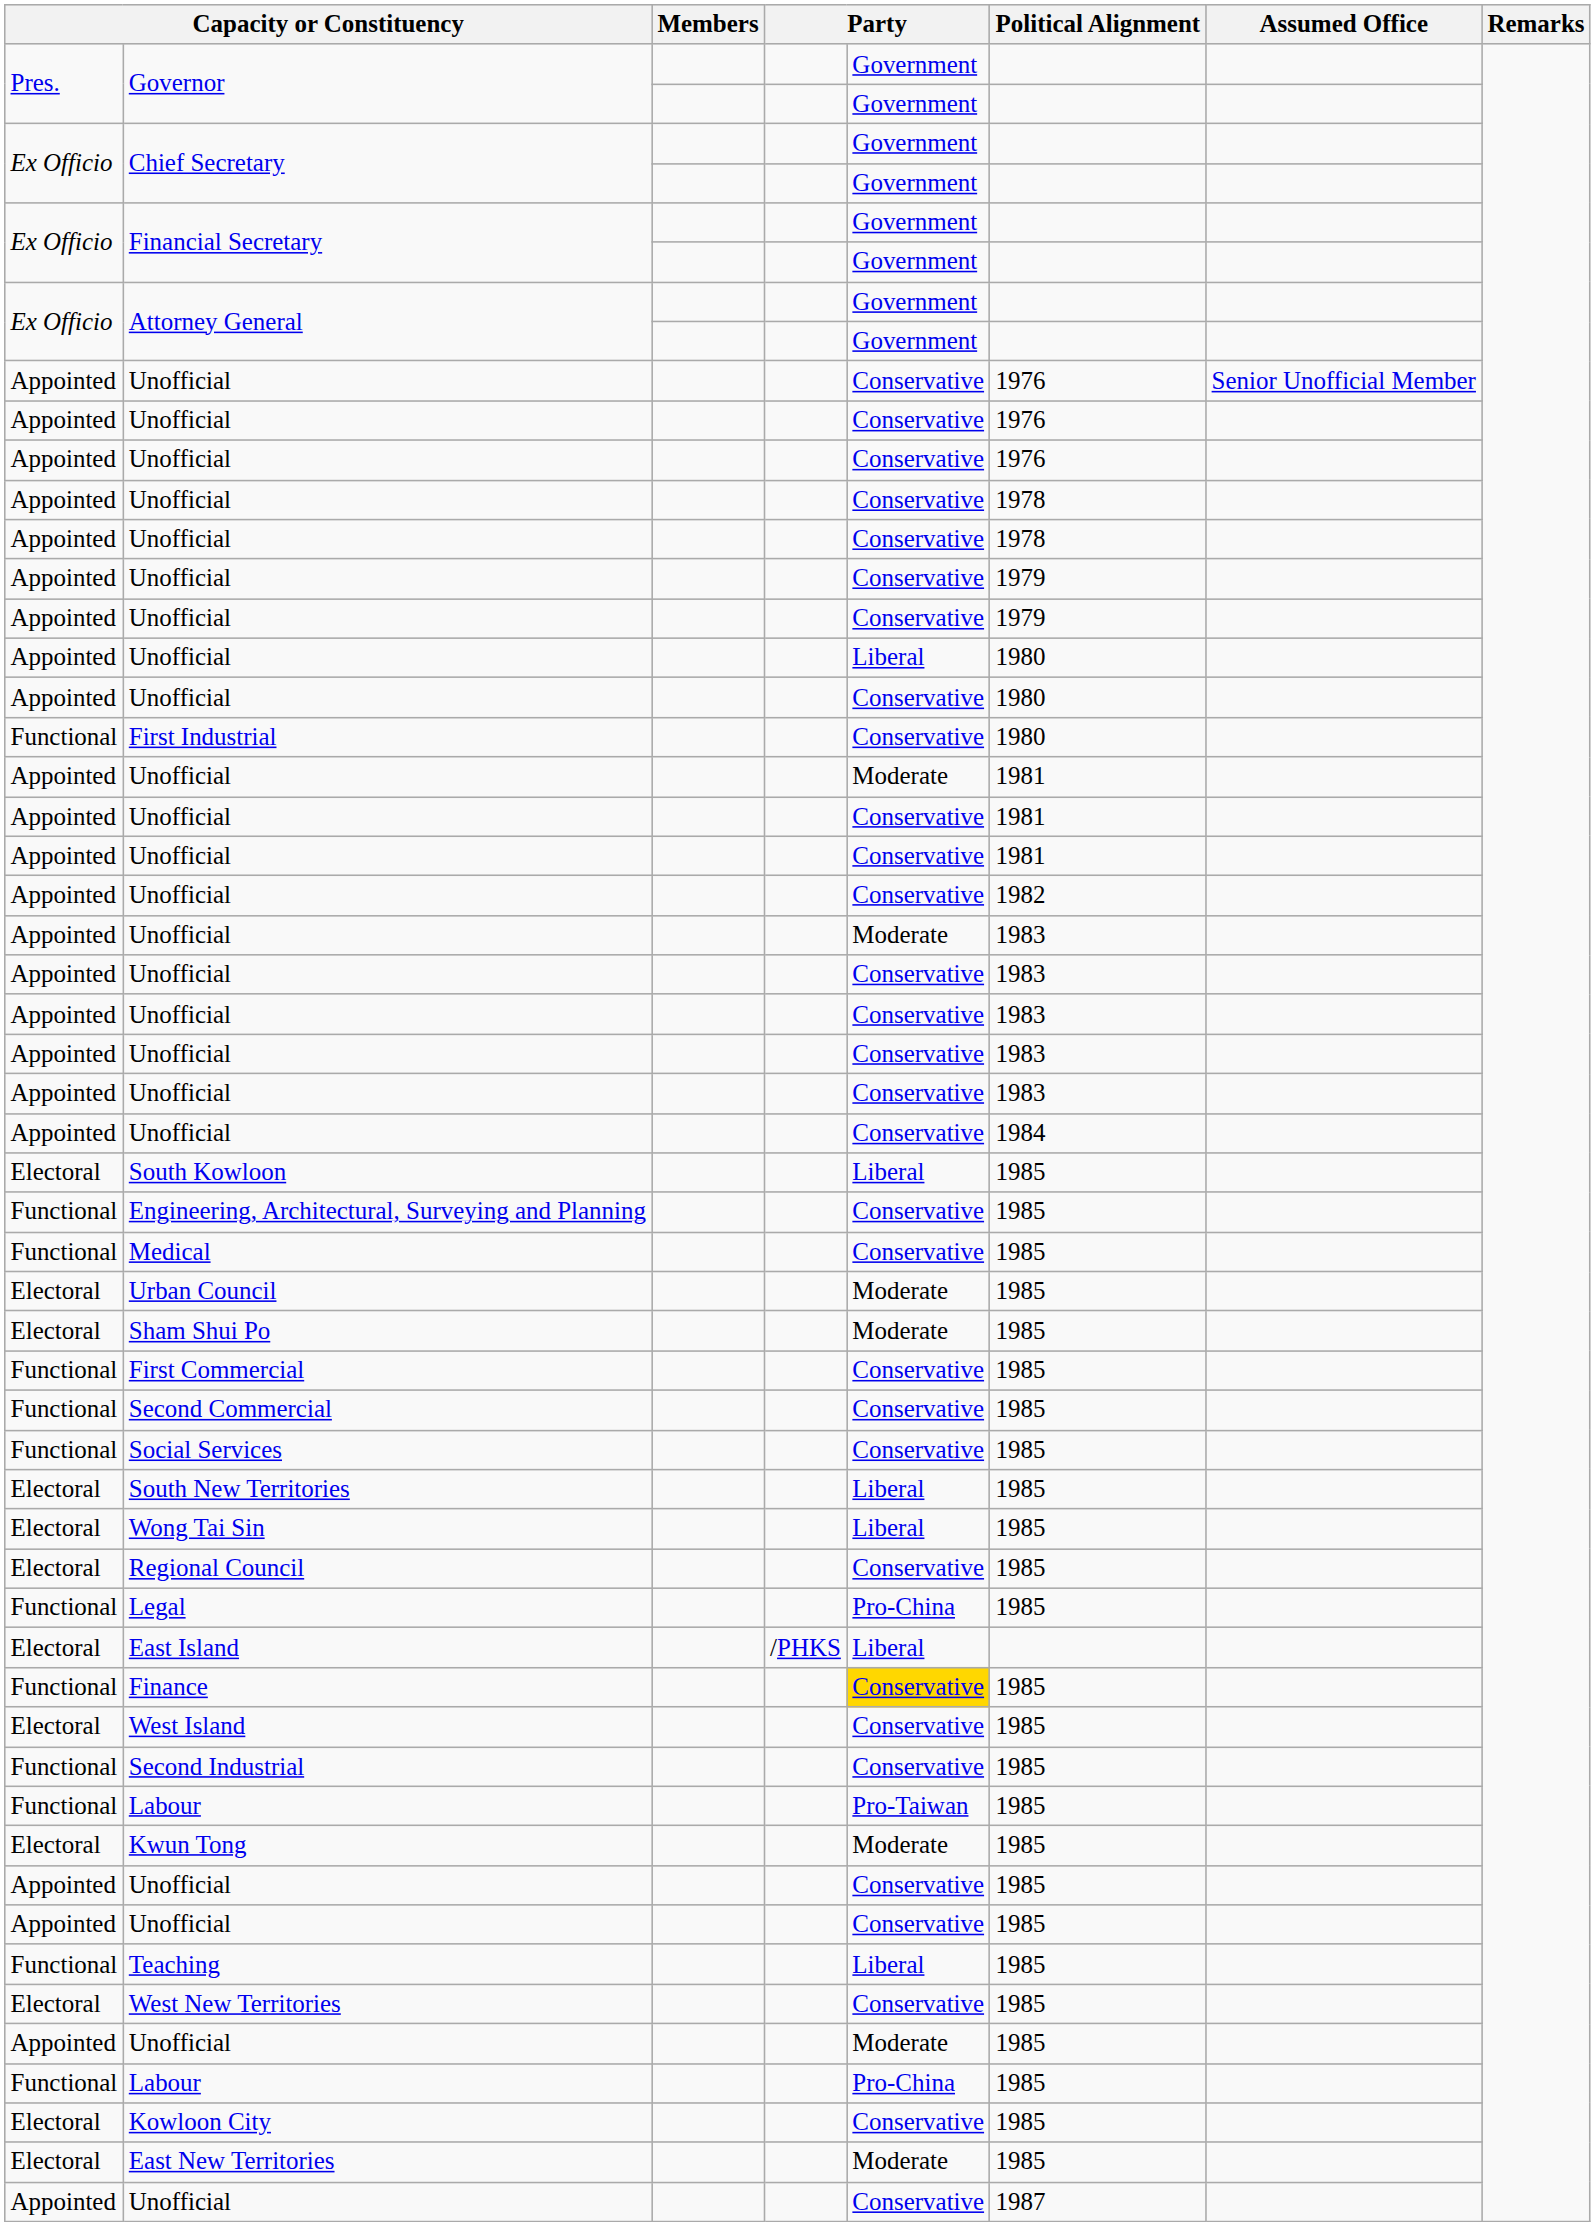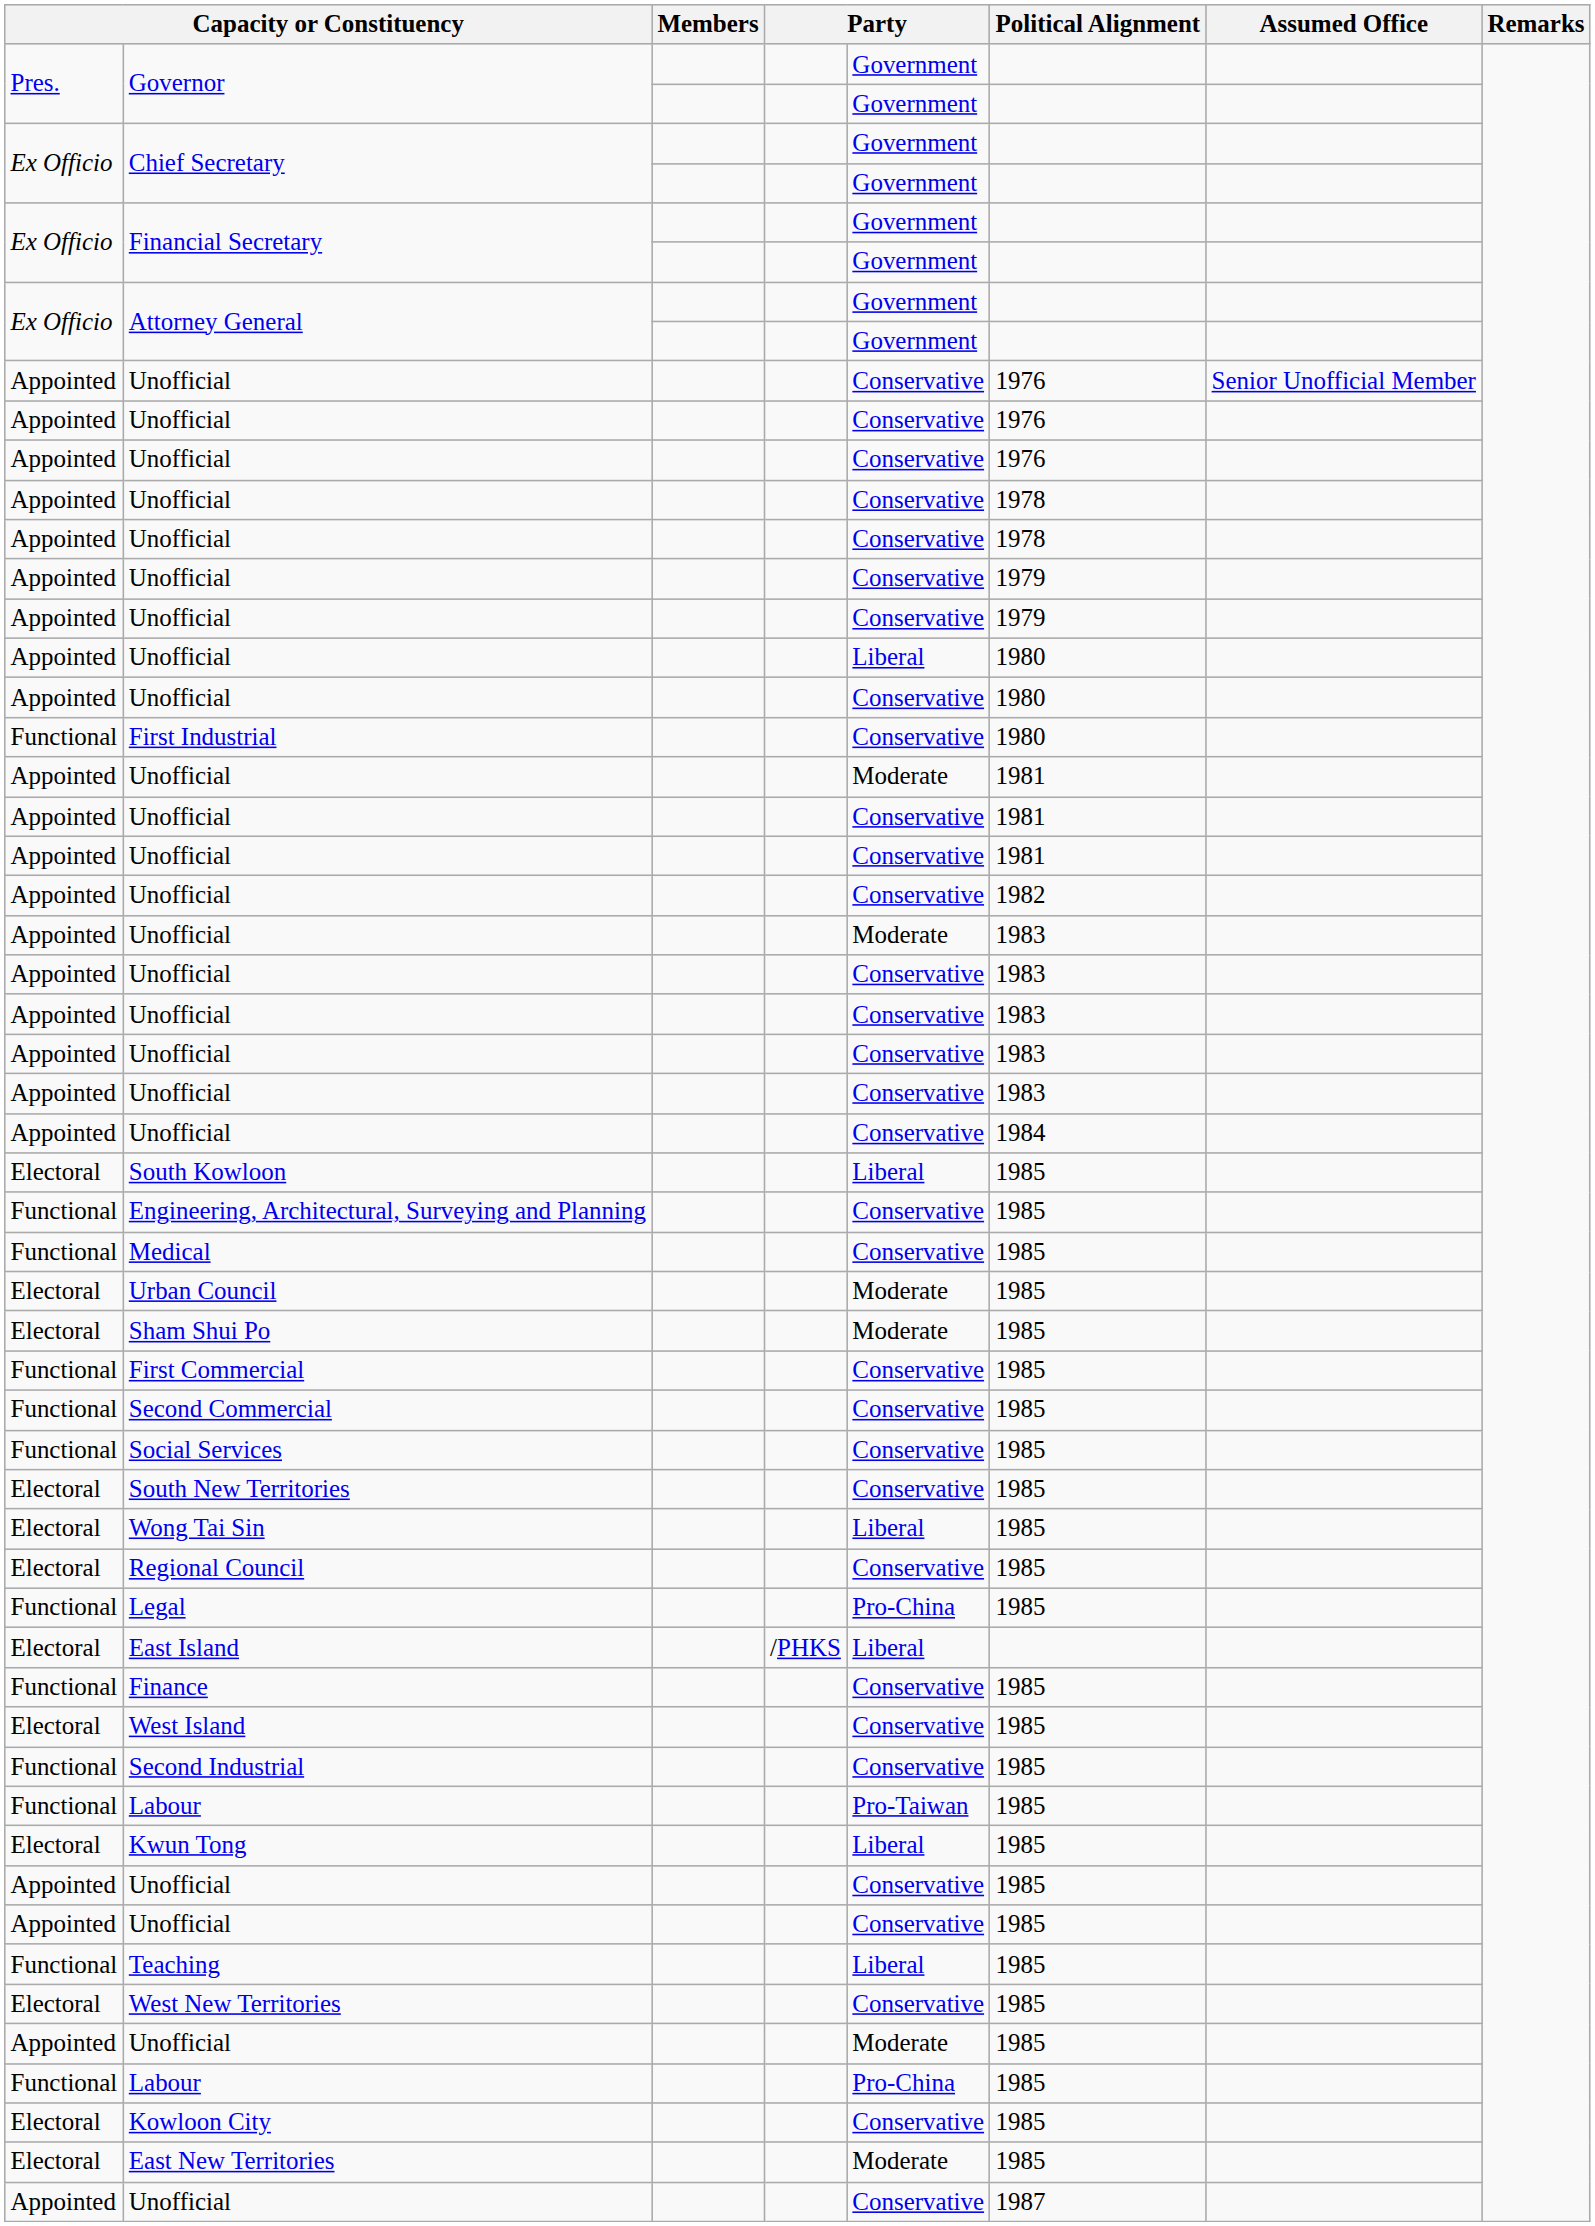(888, 1488) Liberal -> (918, 1488) Conservative
(918, 1686) gold background -> (918, 1686) no background
(900, 1845) Moderate -> (888, 1845) Liberal
